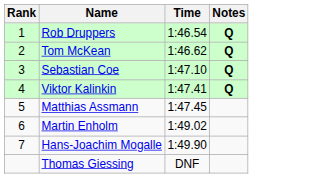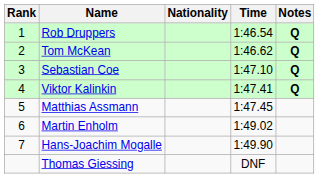+ column: (198, 13)
